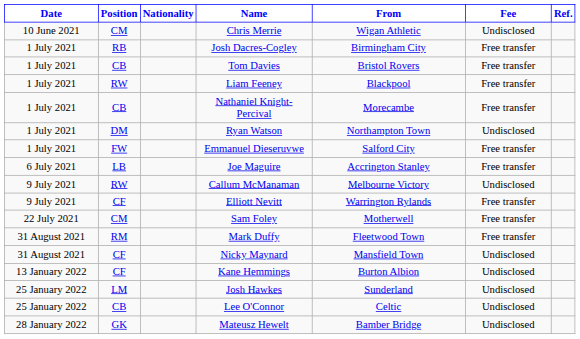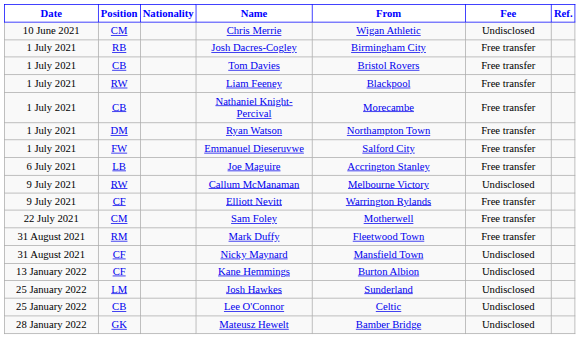(508, 131) Undisclosed -> (508, 131) Free transfer
